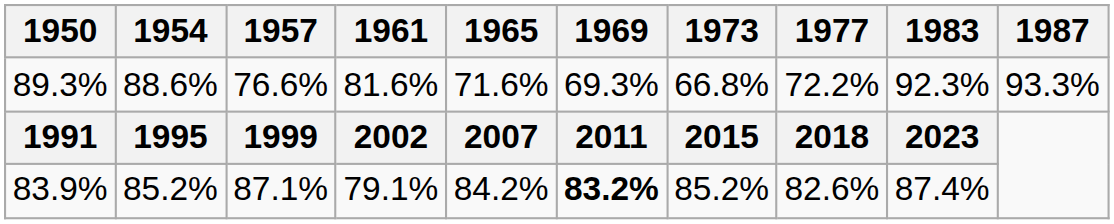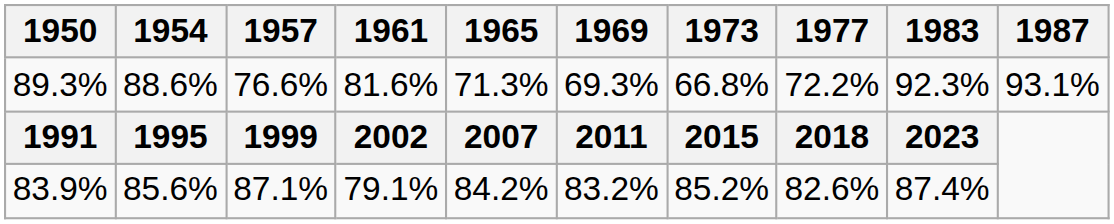(501, 84) 71.6% -> (501, 84) 71.3%
(1052, 84) 93.3% -> (1052, 84) 93.1%
(170, 190) 85.2% -> (170, 190) 85.6%
(611, 190) bold -> (611, 190) normal
